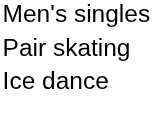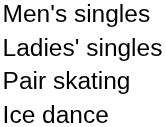+ row: (82, 47)
